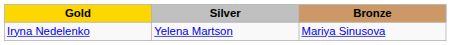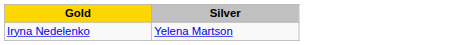- column: (372, 13)
